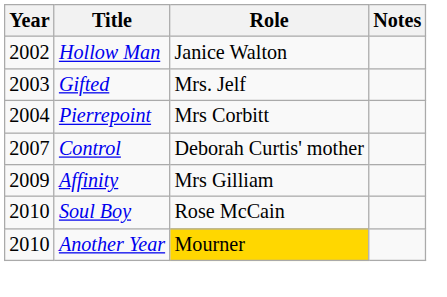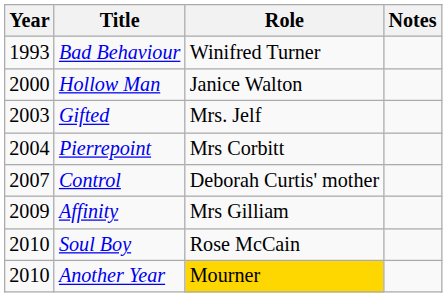+ row: (120, 52)
(29, 52) 2002 -> (29, 84) 2000
